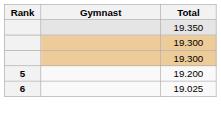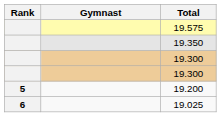+ row: (23, 28)
